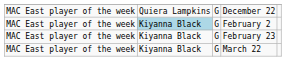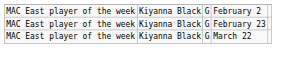- row: (249, 11)
(170, 24) lightblue background -> (170, 11) no background
